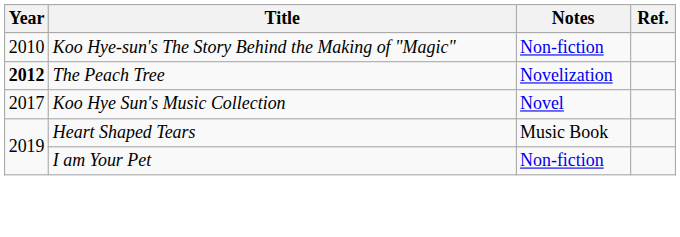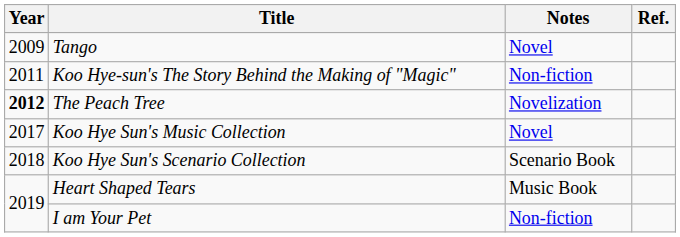+ row: (75, 47)
(27, 47) 2010 -> (26, 75) 2011
+ row: (179, 160)
